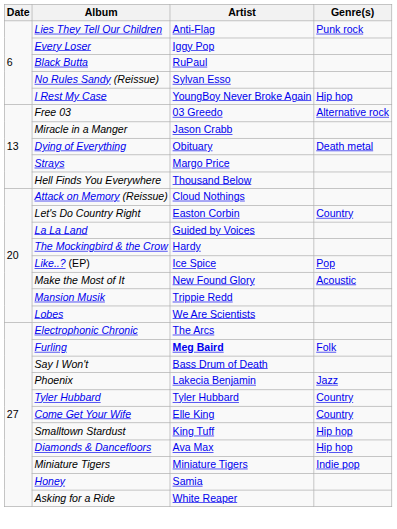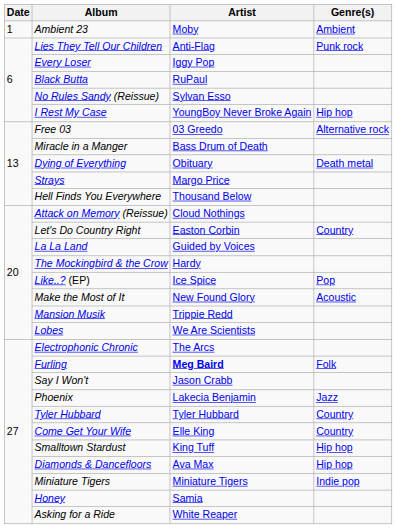+ row: (61, 29)
(203, 130) Jason Crabb -> (220, 146) Bass Drum of Death
(220, 364) Bass Drum of Death -> (203, 381) Jason Crabb
